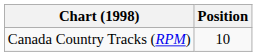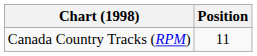(223, 39) 10 -> (223, 39) 11
